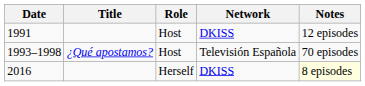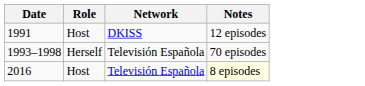- column: (110, 14)
(170, 52) Host -> (84, 52) Herself
(176, 71) Herself -> (78, 71) Host
(217, 71) DKISS -> (156, 71) Televisión Española
